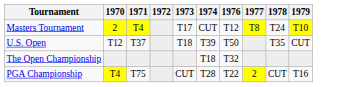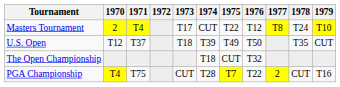+ column: (231, 12)
